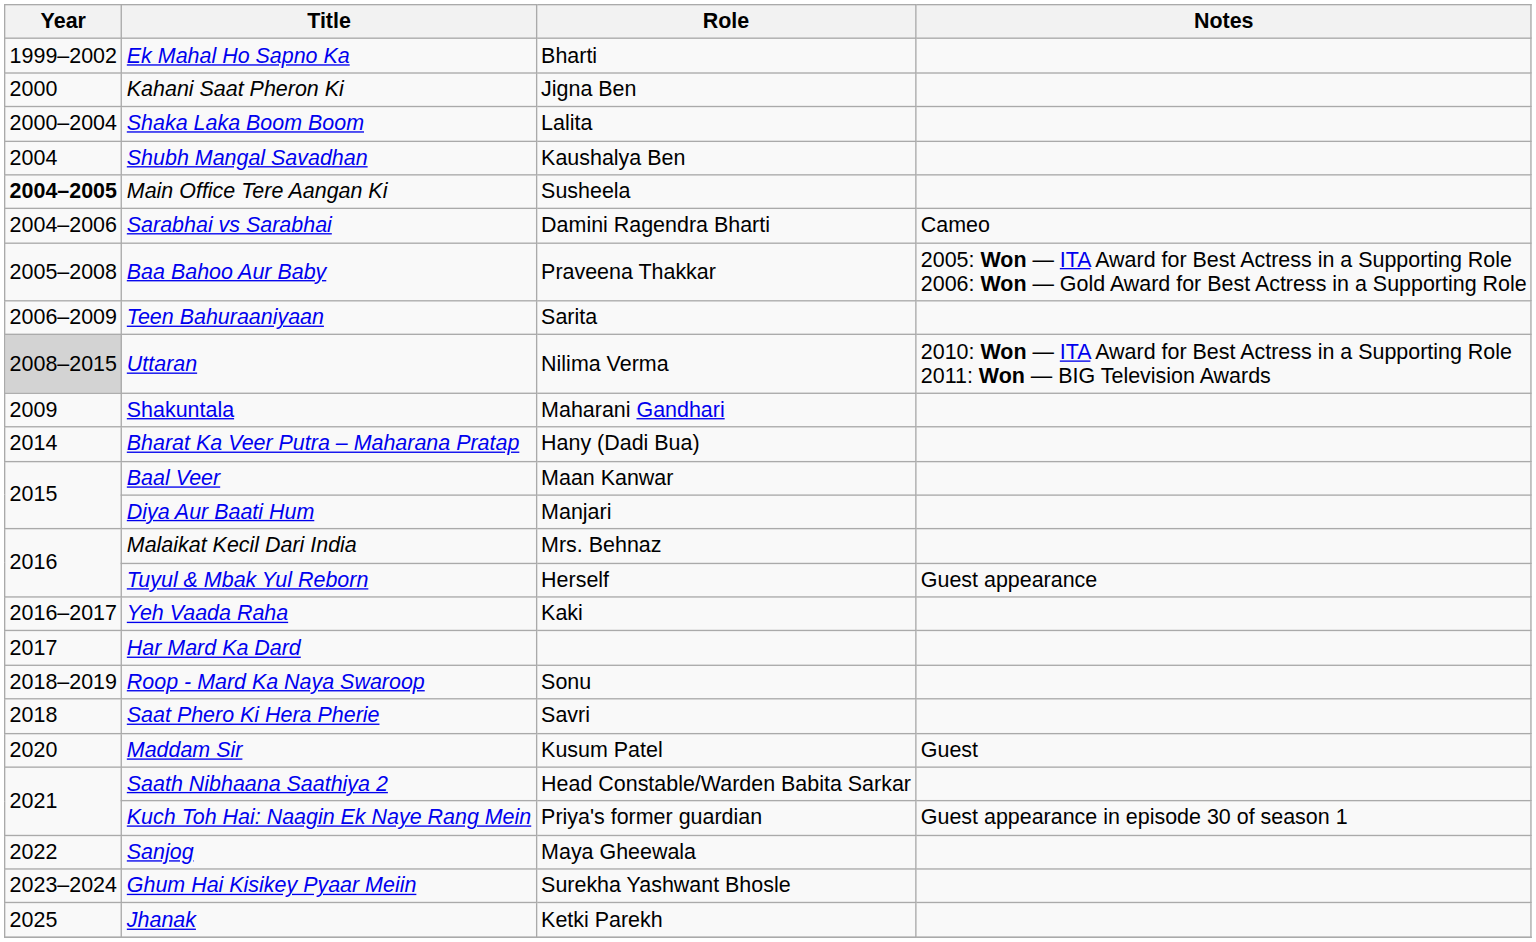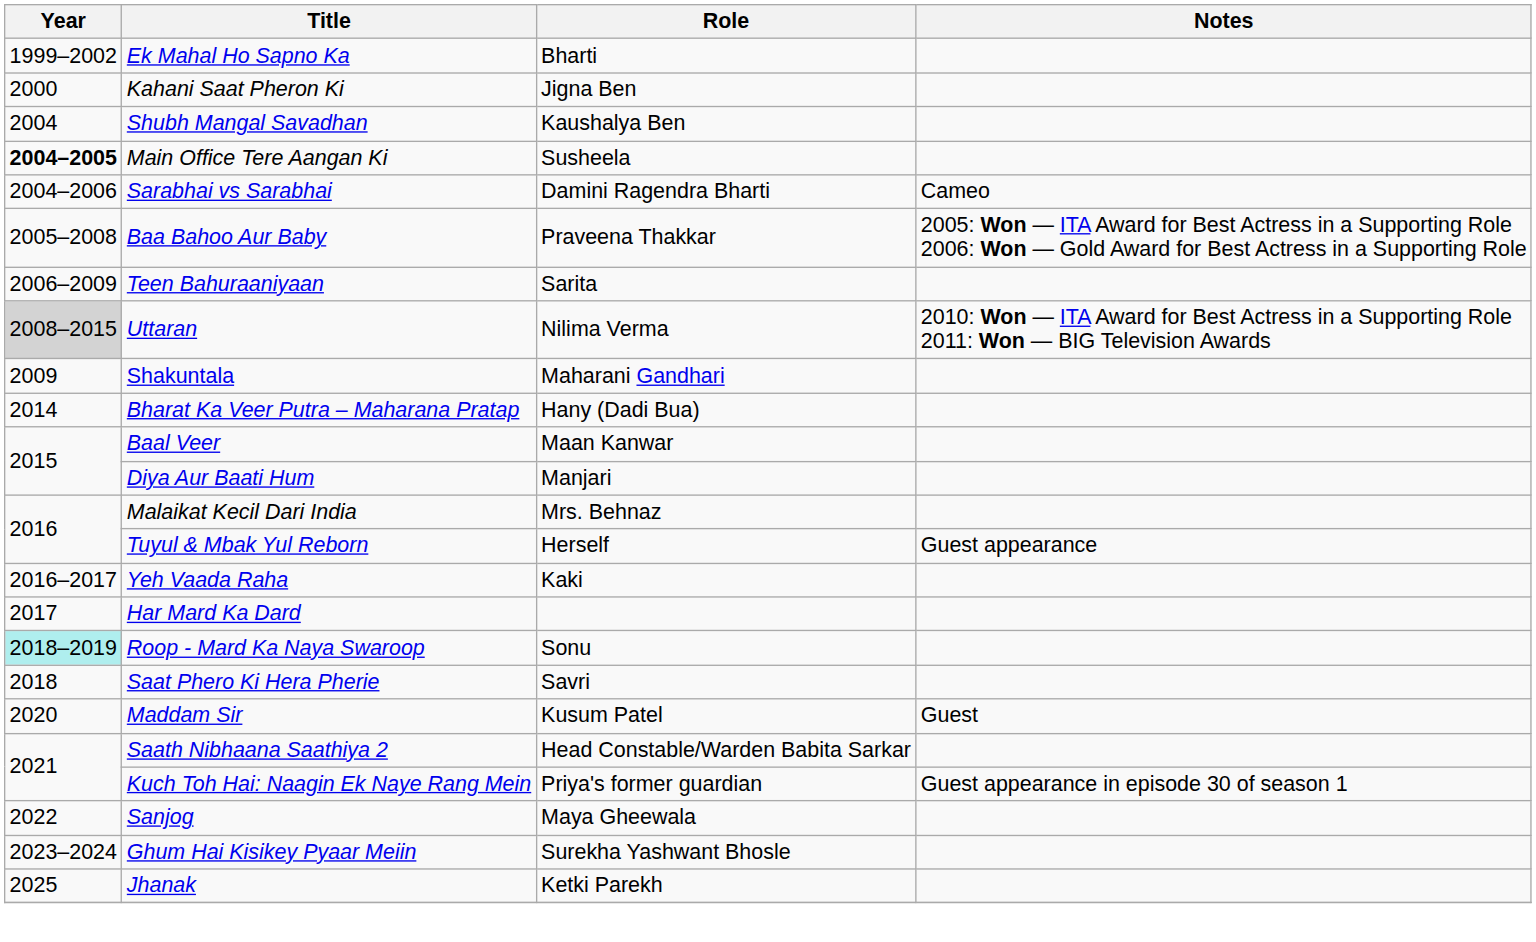- row: (245, 123)
(63, 681) no background -> (63, 647) paleturquoise background
